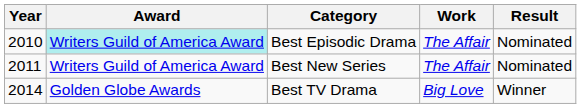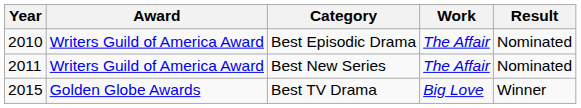(157, 41) paleturquoise background -> (157, 41) no background
(25, 90) 2014 -> (25, 90) 2015
